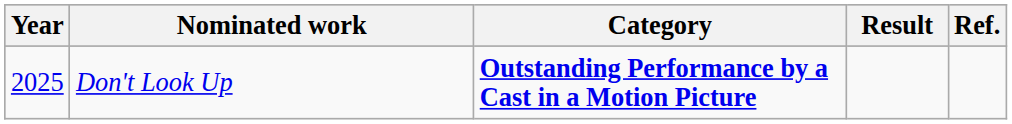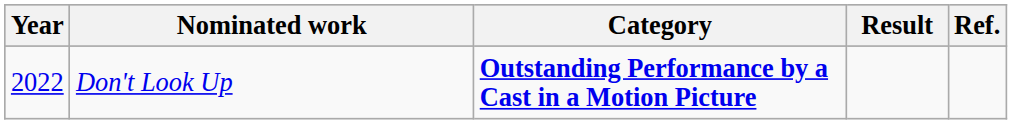(37, 82) 2025 -> (37, 82) 2022
